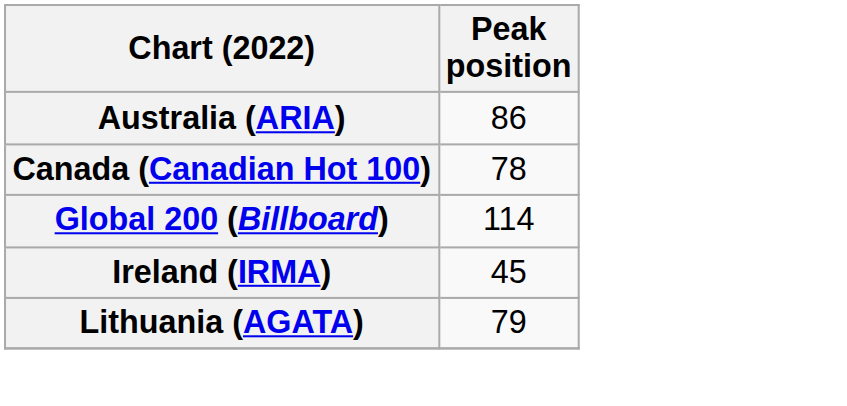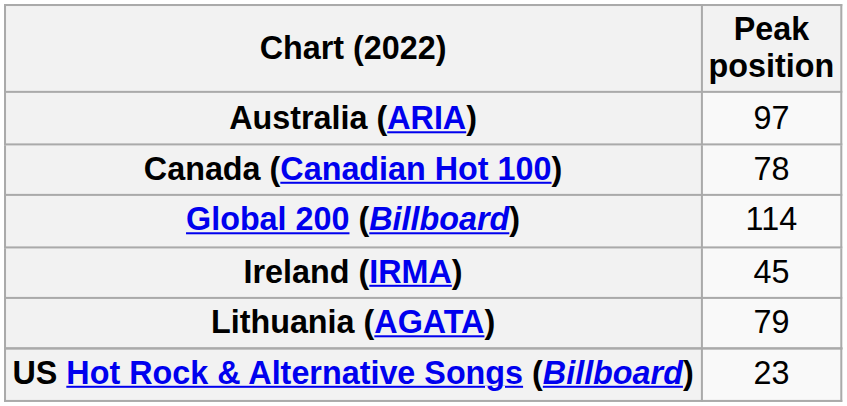(509, 117) 86 -> (771, 117) 97
+ row: (353, 374)
